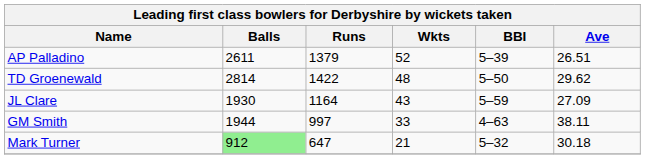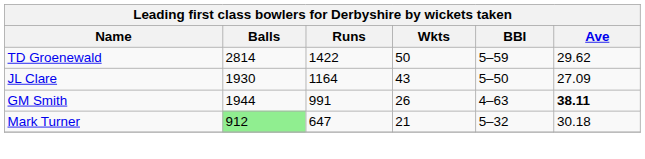- row: (46, 57)
(403, 79) 48 -> (403, 57) 50
(494, 79) 5–50 -> (494, 57) 5–59
(494, 100) 5–59 -> (494, 79) 5–50
(320, 121) 997 -> (320, 100) 991
(403, 121) 33 -> (403, 100) 26
(573, 121) normal -> (574, 100) bold
